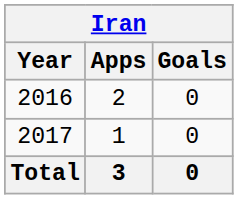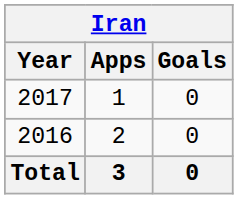rows swapped: (45, 99) <-> (45, 137)
